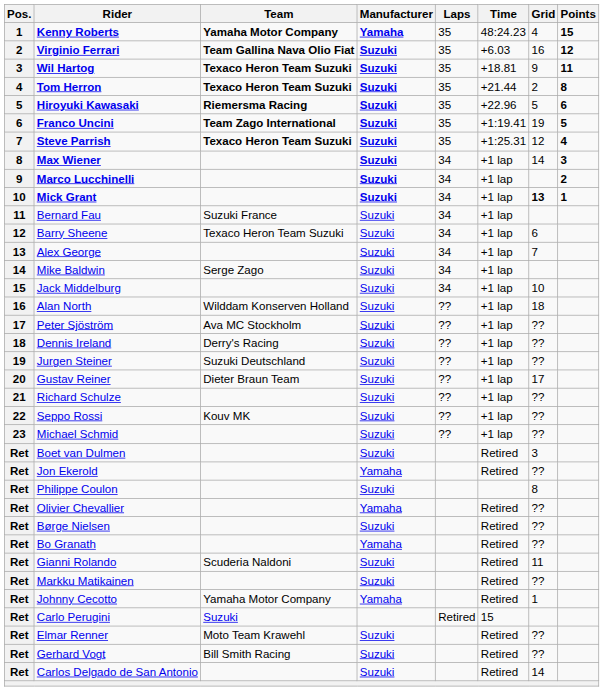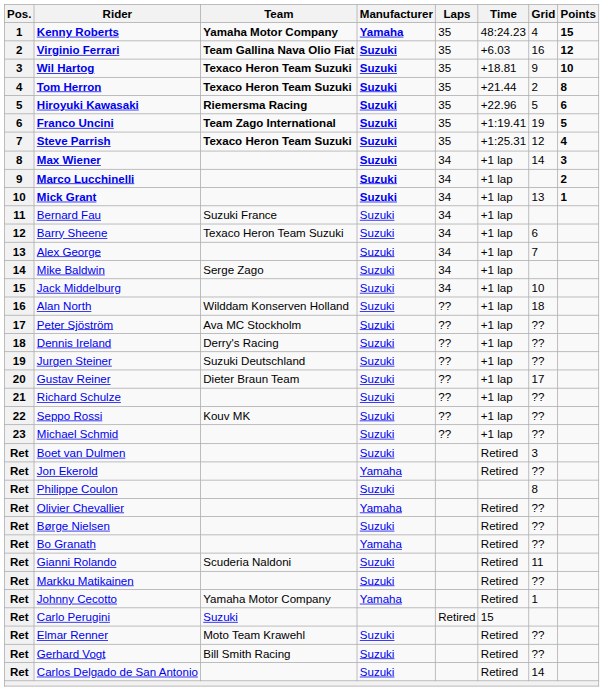(567, 69) 11 -> (567, 69) 10
(538, 197) bold -> (538, 197) normal
